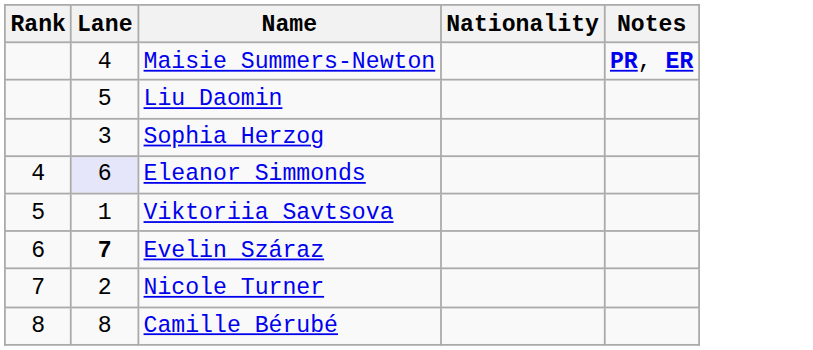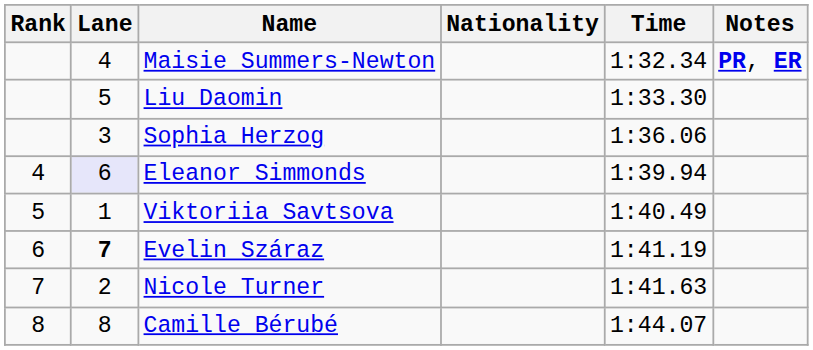+ column: (659, 24)
